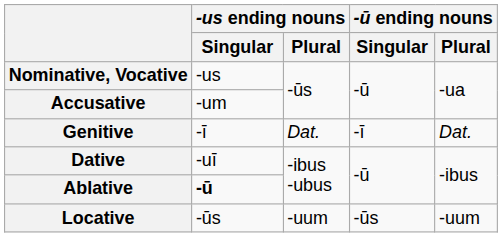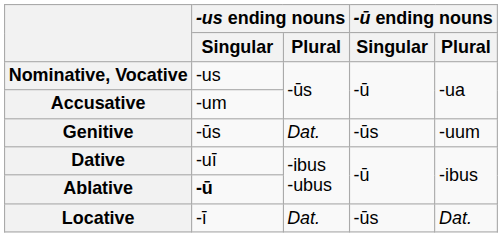(201, 132) -ī -> (208, 132) -ūs
(359, 132) -ī -> (366, 132) -ūs
(455, 132) Dat. -> (459, 132) -uum
(208, 217) -ūs -> (201, 217) -ī
(308, 217) -uum -> (304, 217) Dat.
(459, 217) -uum -> (455, 217) Dat.
